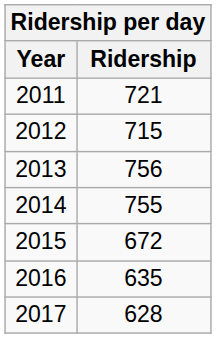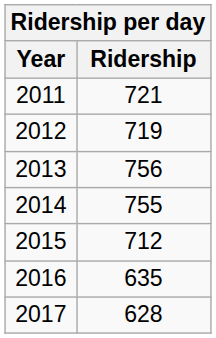(143, 132) 715 -> (143, 132) 719
(143, 242) 672 -> (143, 242) 712
